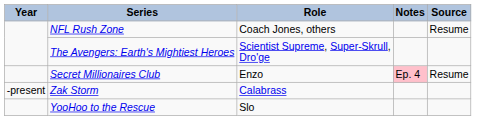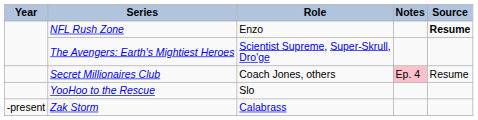(287, 29) Coach Jones, others -> (251, 29) Enzo
(449, 29) normal -> (450, 29) bold
(251, 74) Enzo -> (287, 74) Coach Jones, others
rows swapped: (74, 91) <-> (103, 108)
